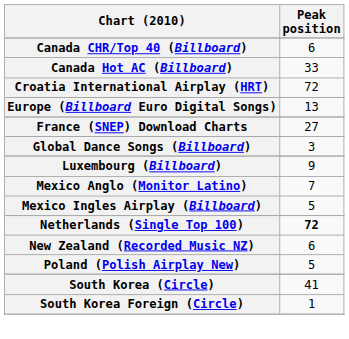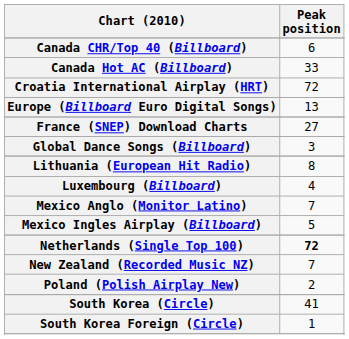+ row: (142, 166)
(312, 166) 9 -> (312, 186) 4
(312, 245) 6 -> (312, 265) 7
(312, 265) 5 -> (312, 284) 2
